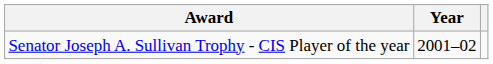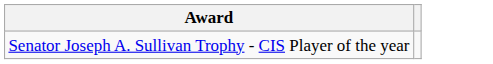- column: (447, 17)
